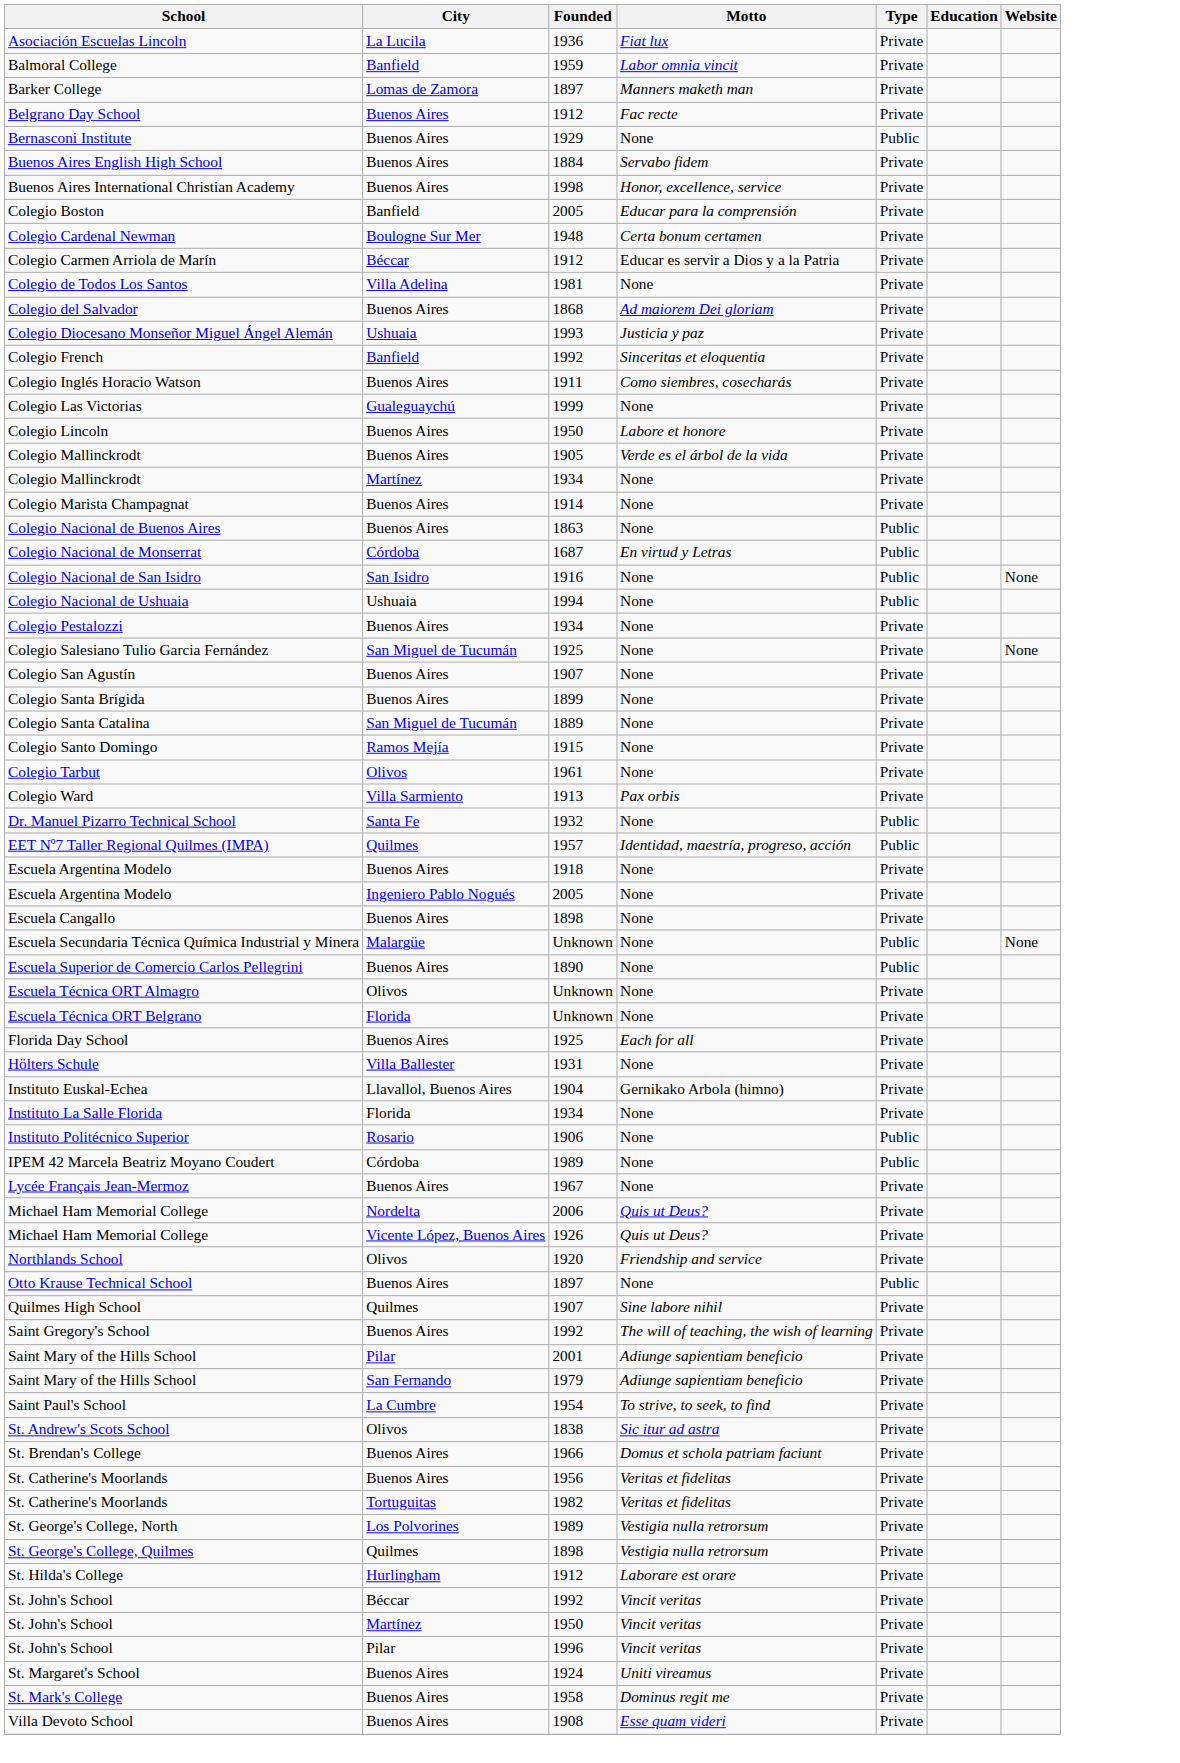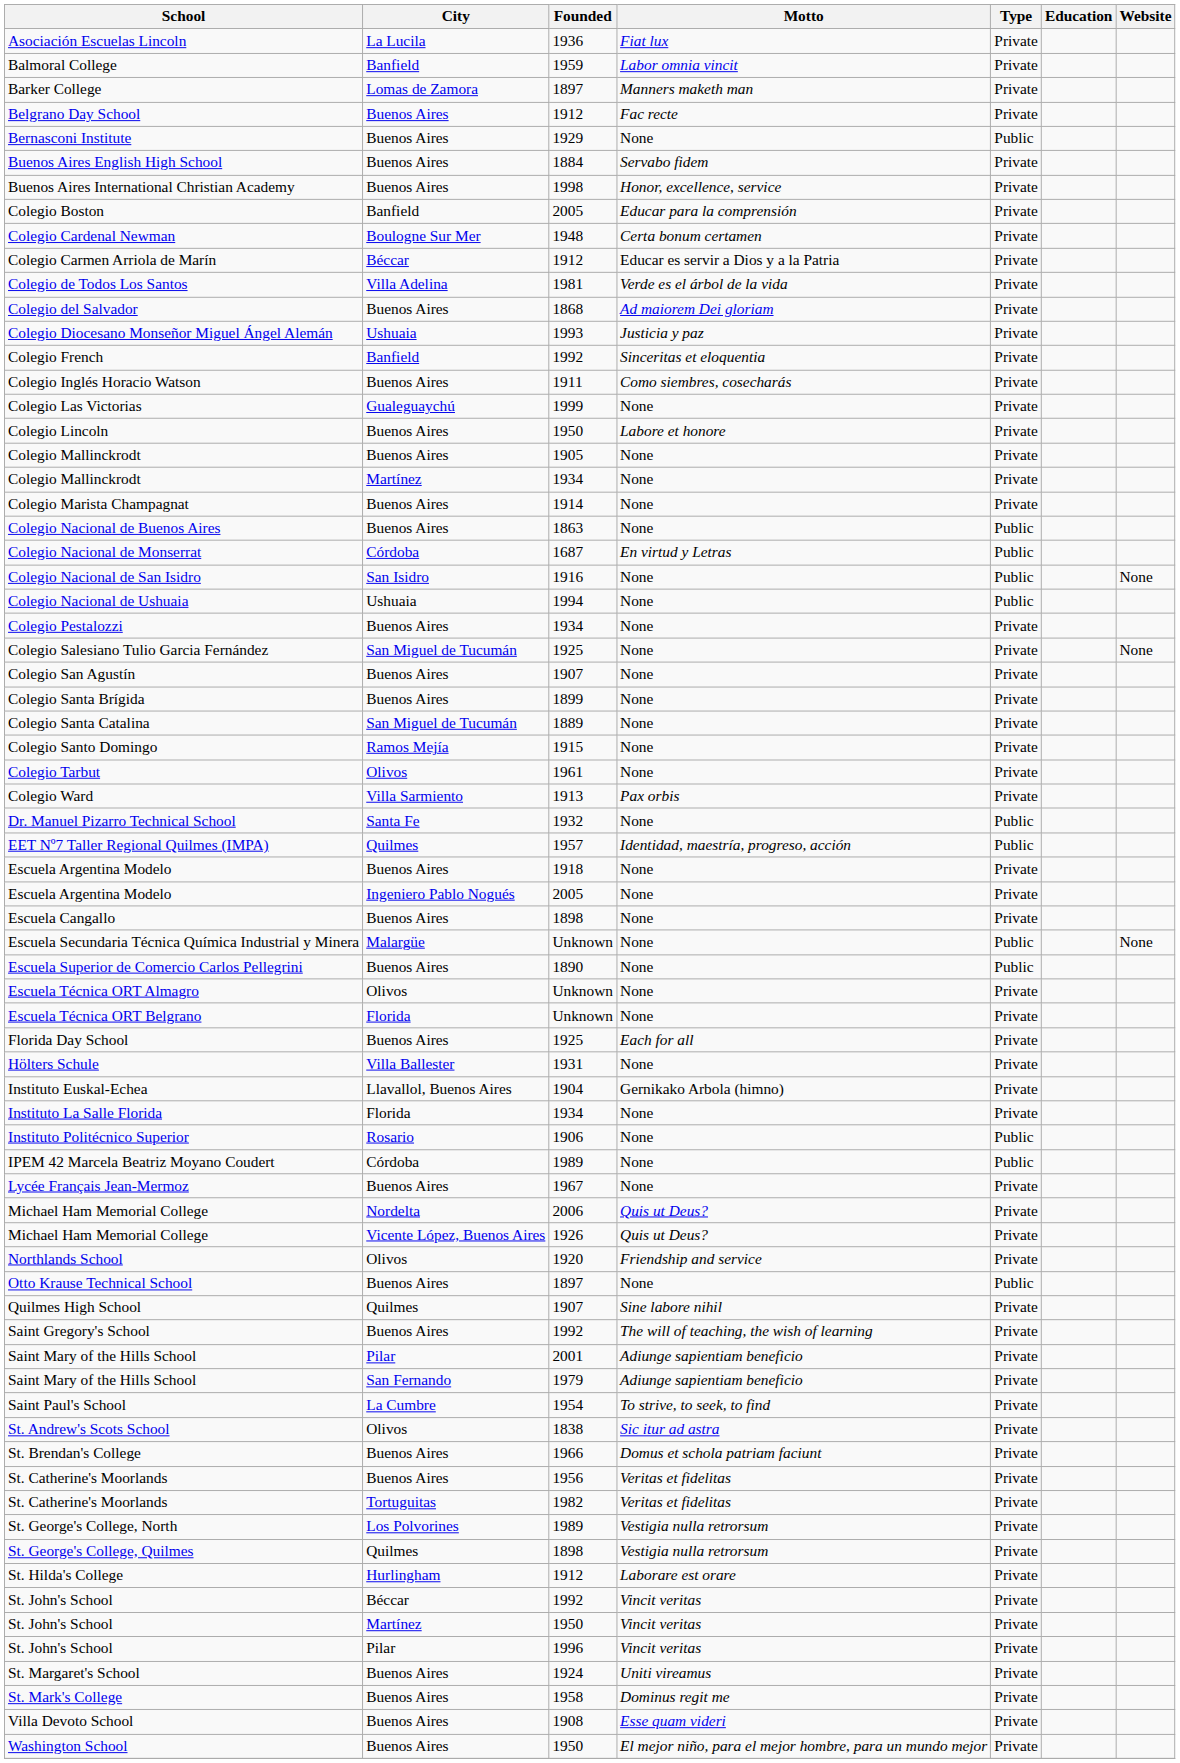(637, 284) None -> (704, 284) Verde es el árbol de la vida
(704, 455) Verde es el árbol de la vida -> (637, 455) None
+ row: (68, 1746)
